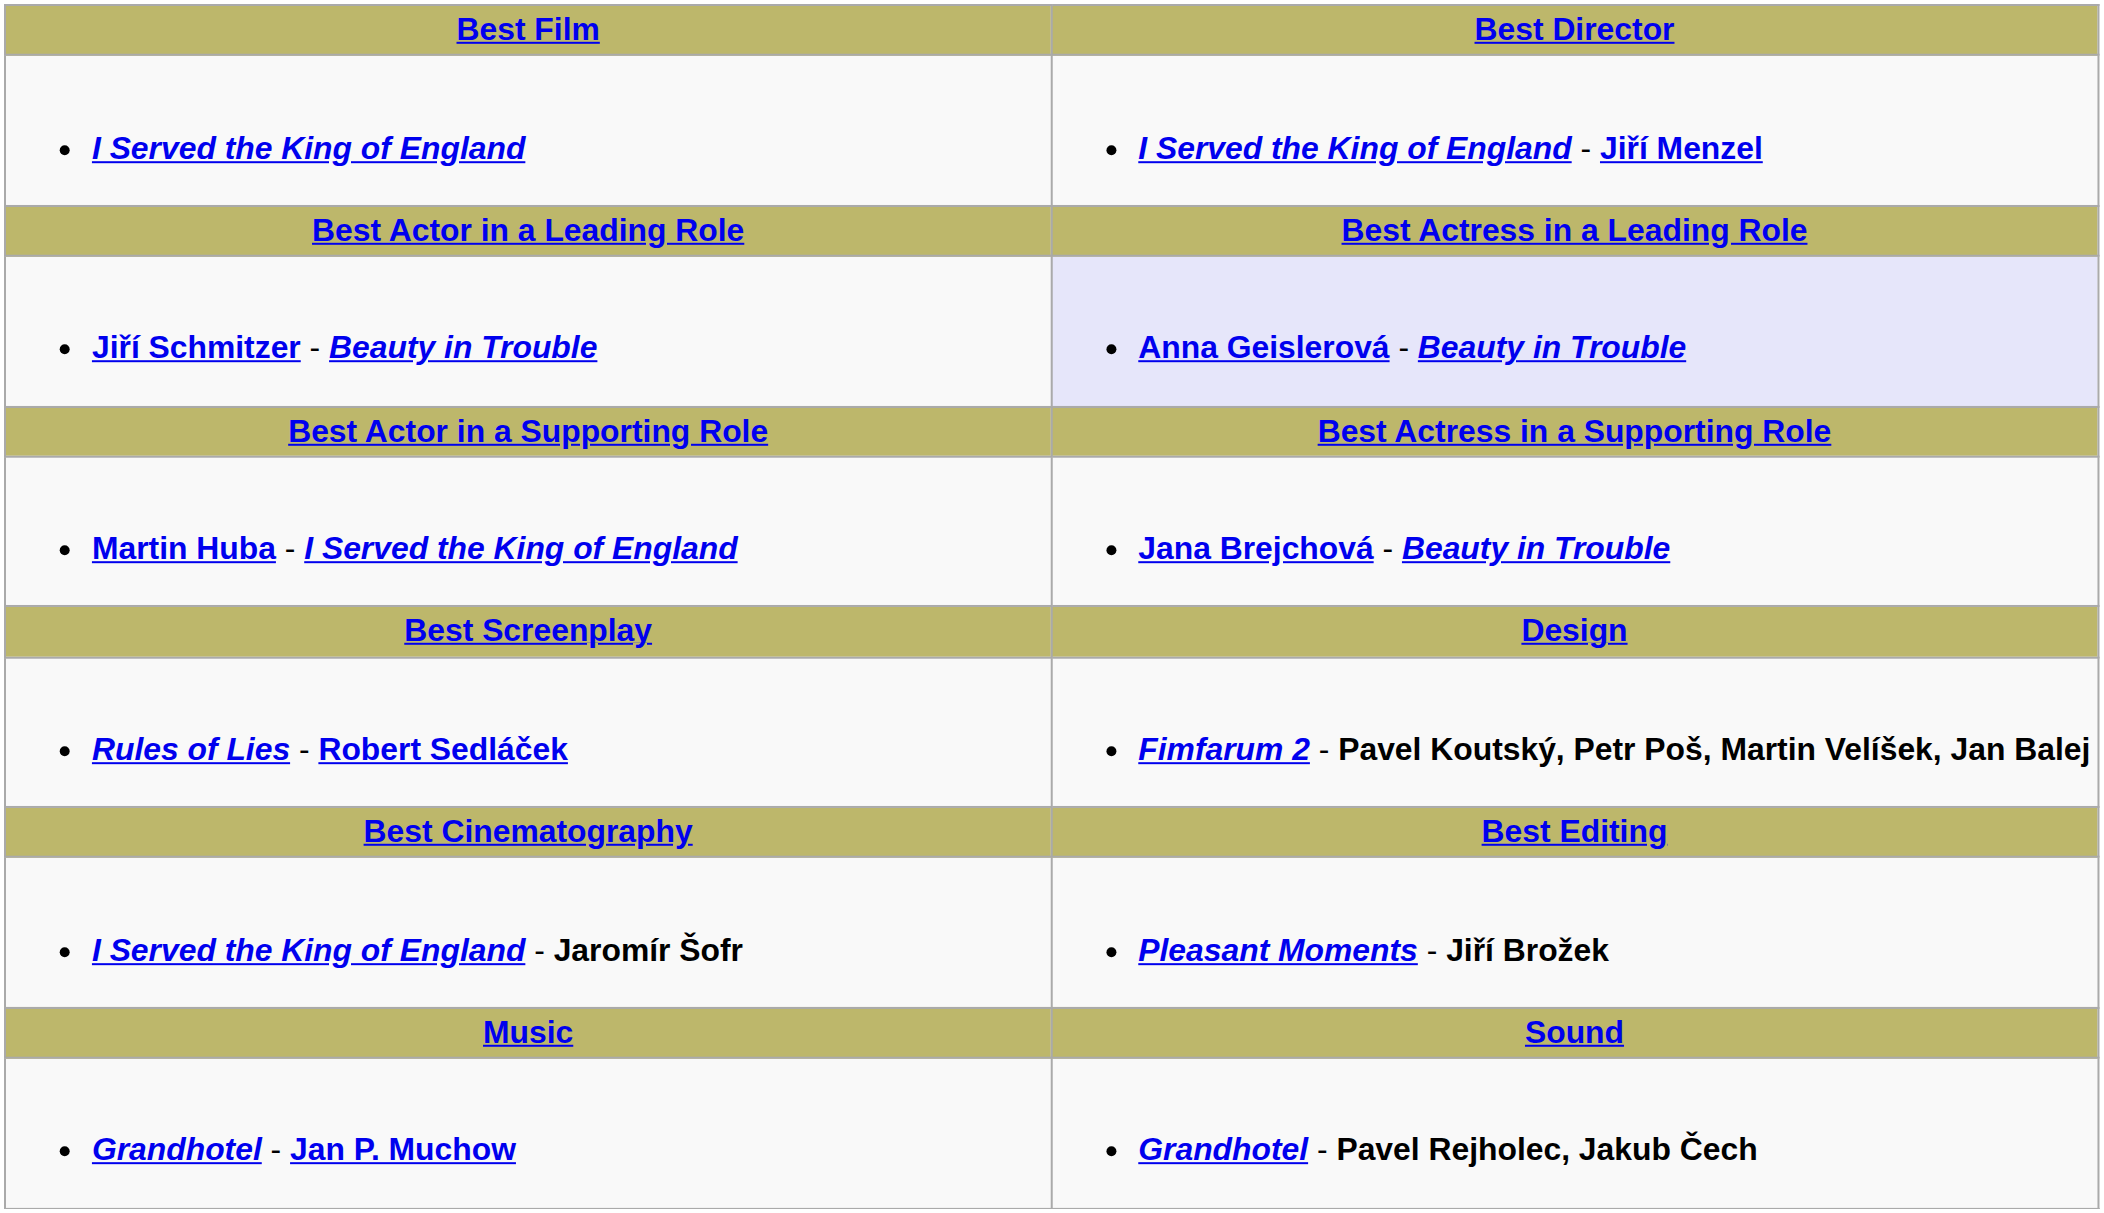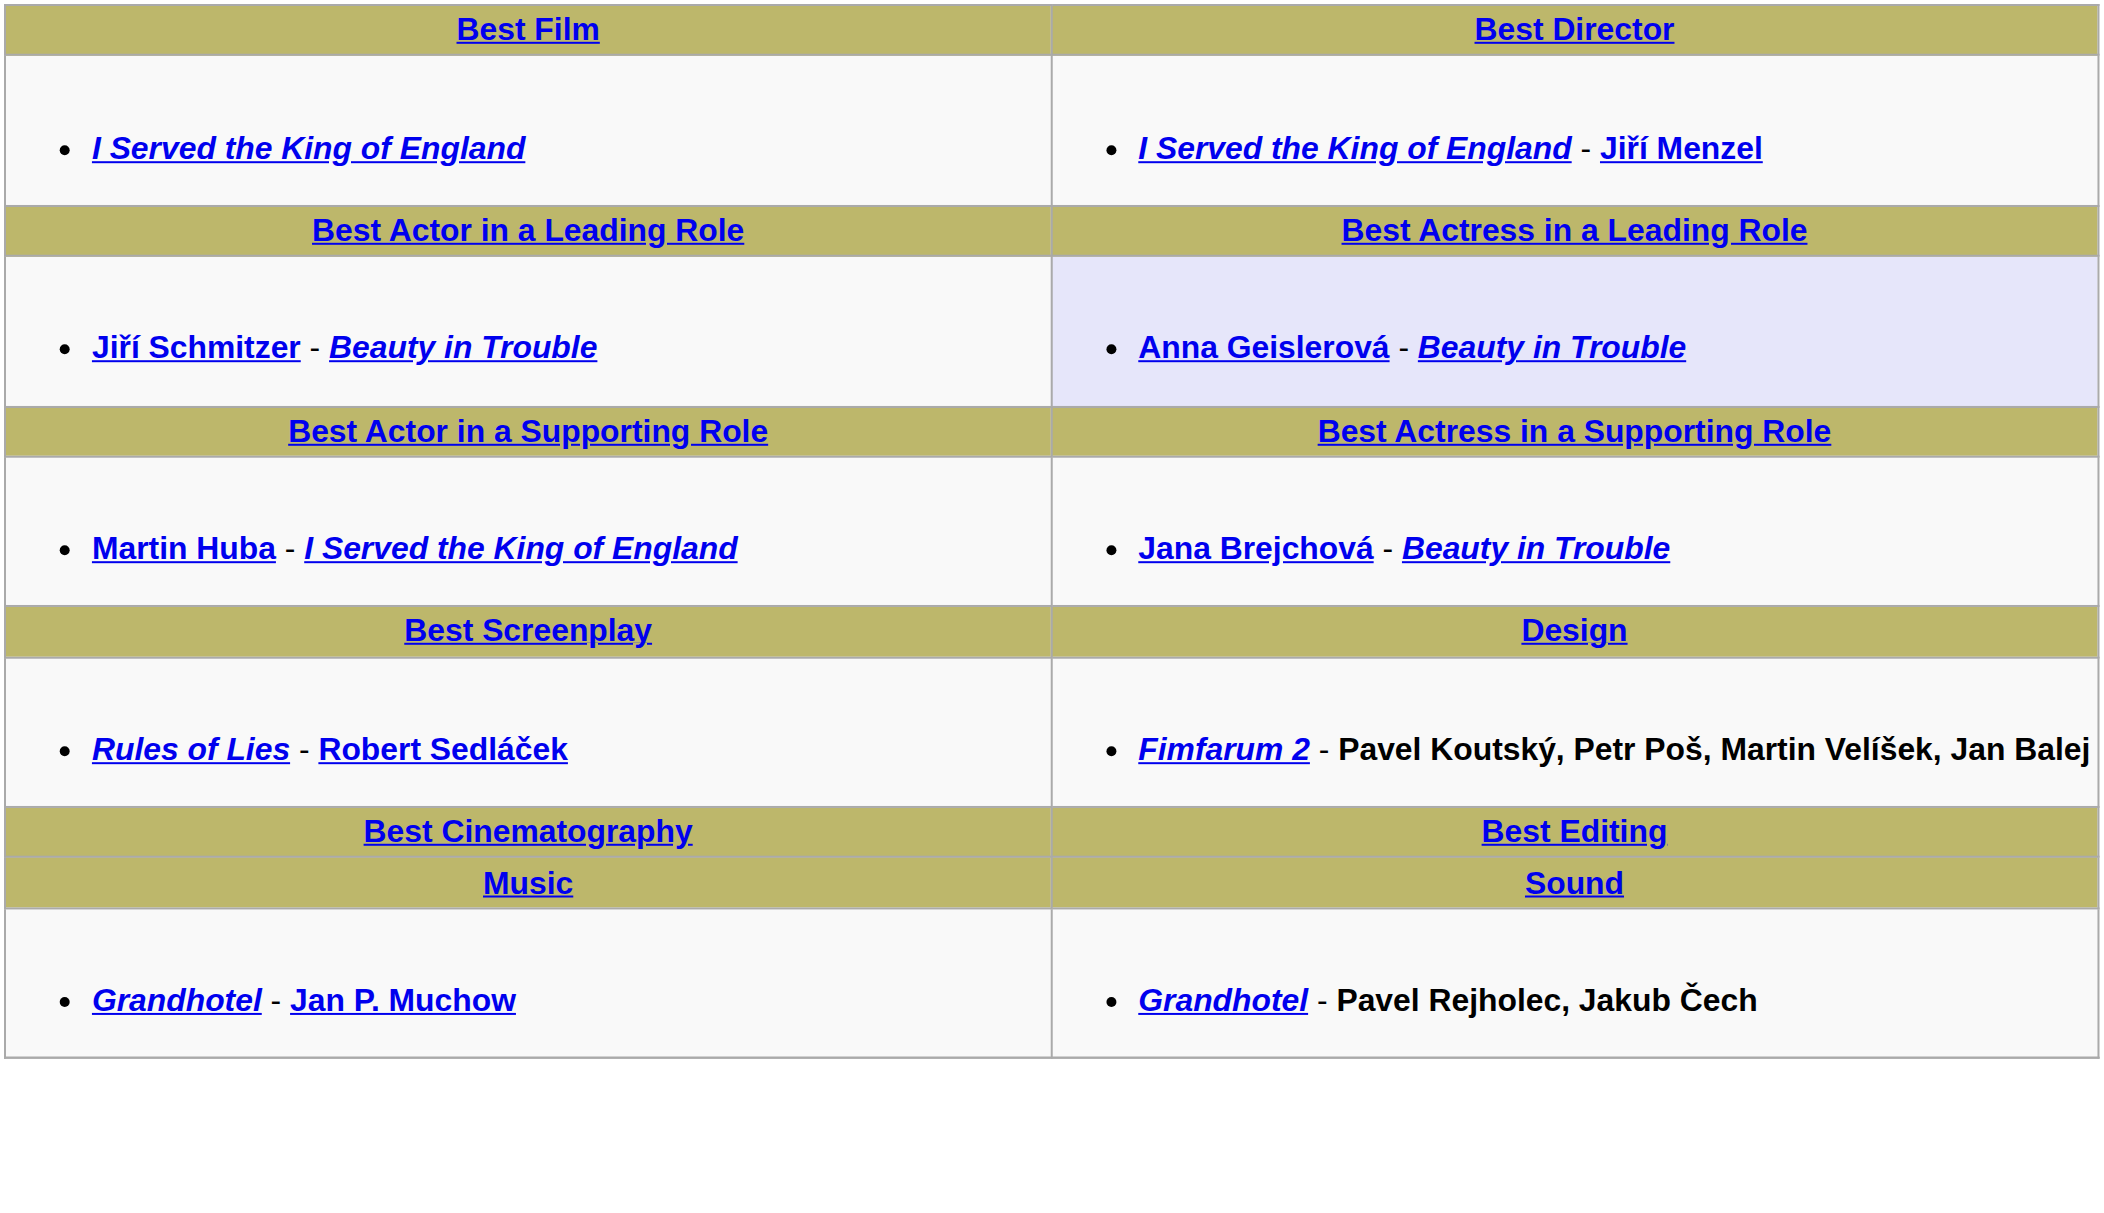- row: (528, 950)
